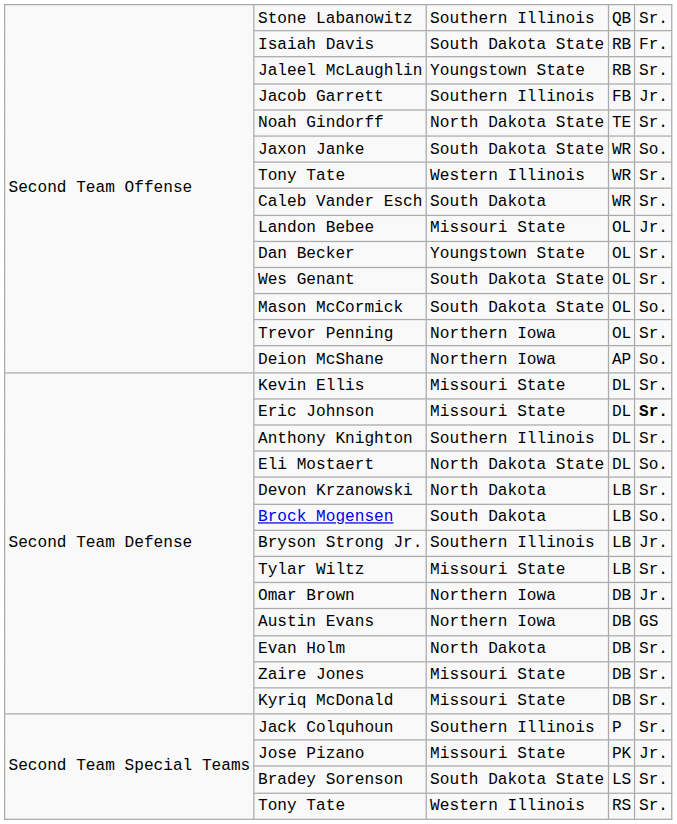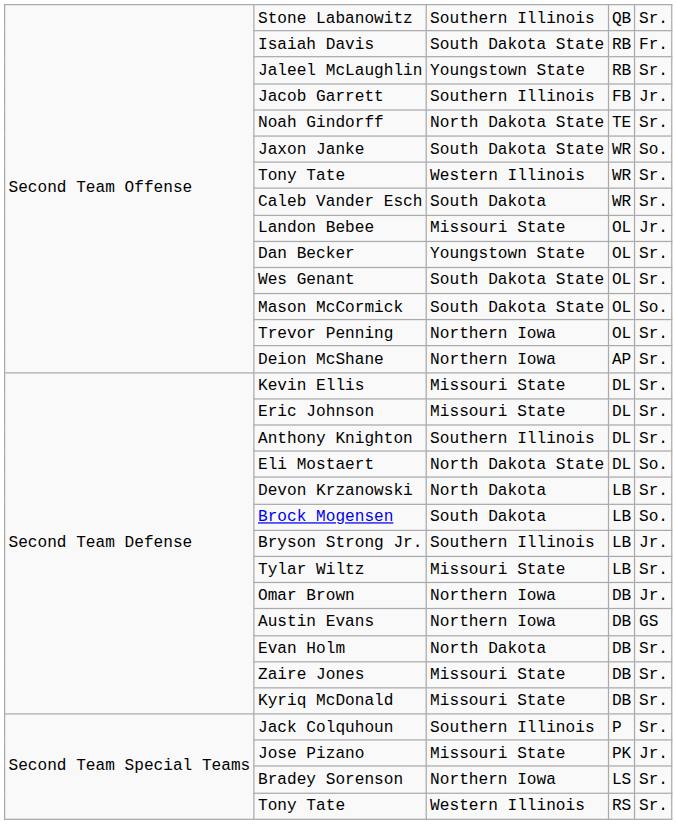(653, 359) So. -> (653, 359) Sr.
(653, 412) bold -> (653, 412) normal
(517, 780) South Dakota State -> (493, 780) Northern Iowa
